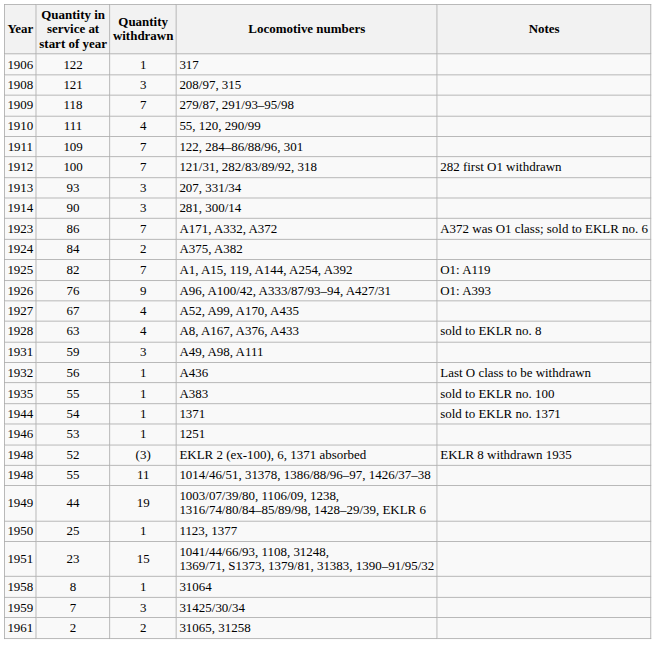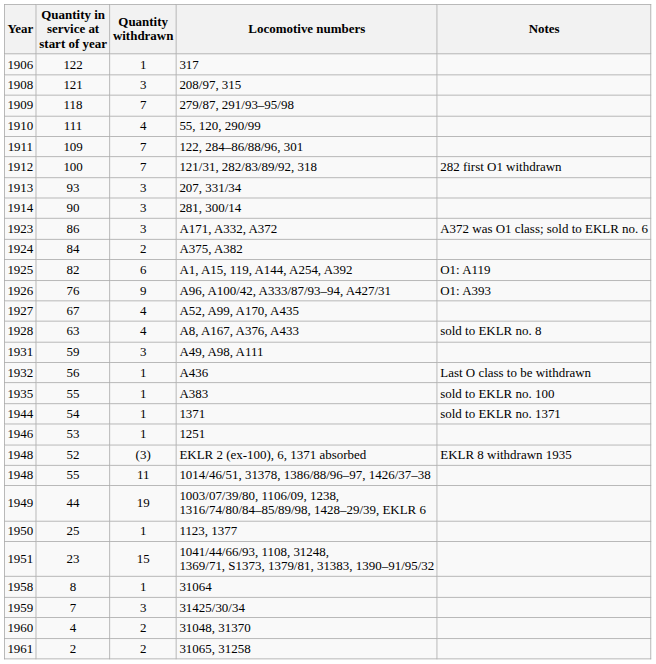(143, 228) 7 -> (143, 228) 3
(143, 270) 7 -> (143, 270) 6
+ row: (215, 628)
